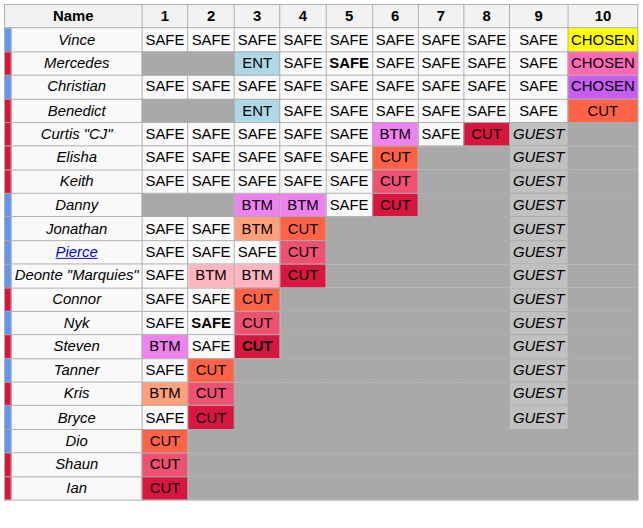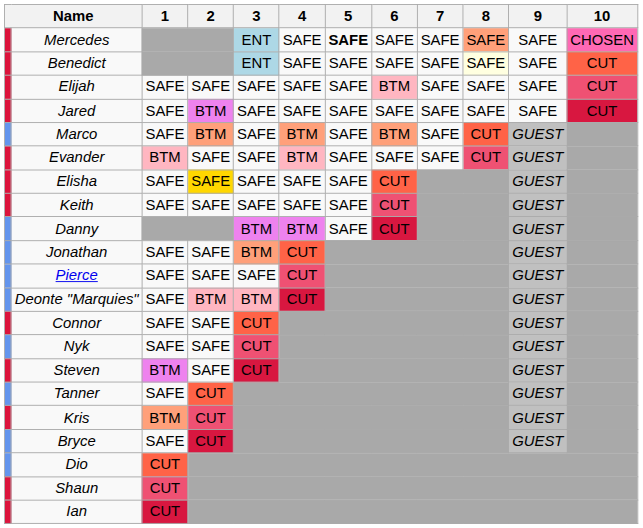- row: (77, 39)
(487, 63) no background -> (486, 39) lightsalmon background
- row: (77, 87)
(487, 110) no background -> (486, 63) lightyellow background
+ row: (77, 87)
+ row: (77, 110)
+ row: (77, 134)
+ row: (77, 157)
- row: (77, 134)
(211, 157) no background -> (211, 181) gold background
(211, 323) bold -> (211, 346) normal
(257, 346) bold -> (256, 370) normal
